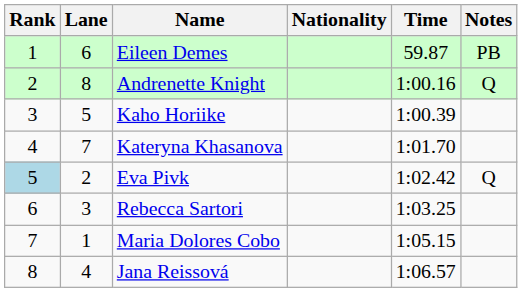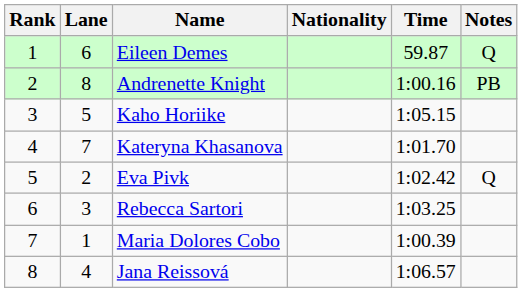(489, 51) PB -> (489, 51) Q
(489, 83) Q -> (489, 83) PB
(426, 114) 1:00.39 -> (426, 114) 1:05.15
(32, 177) lightblue background -> (32, 177) no background
(426, 240) 1:05.15 -> (426, 240) 1:00.39
